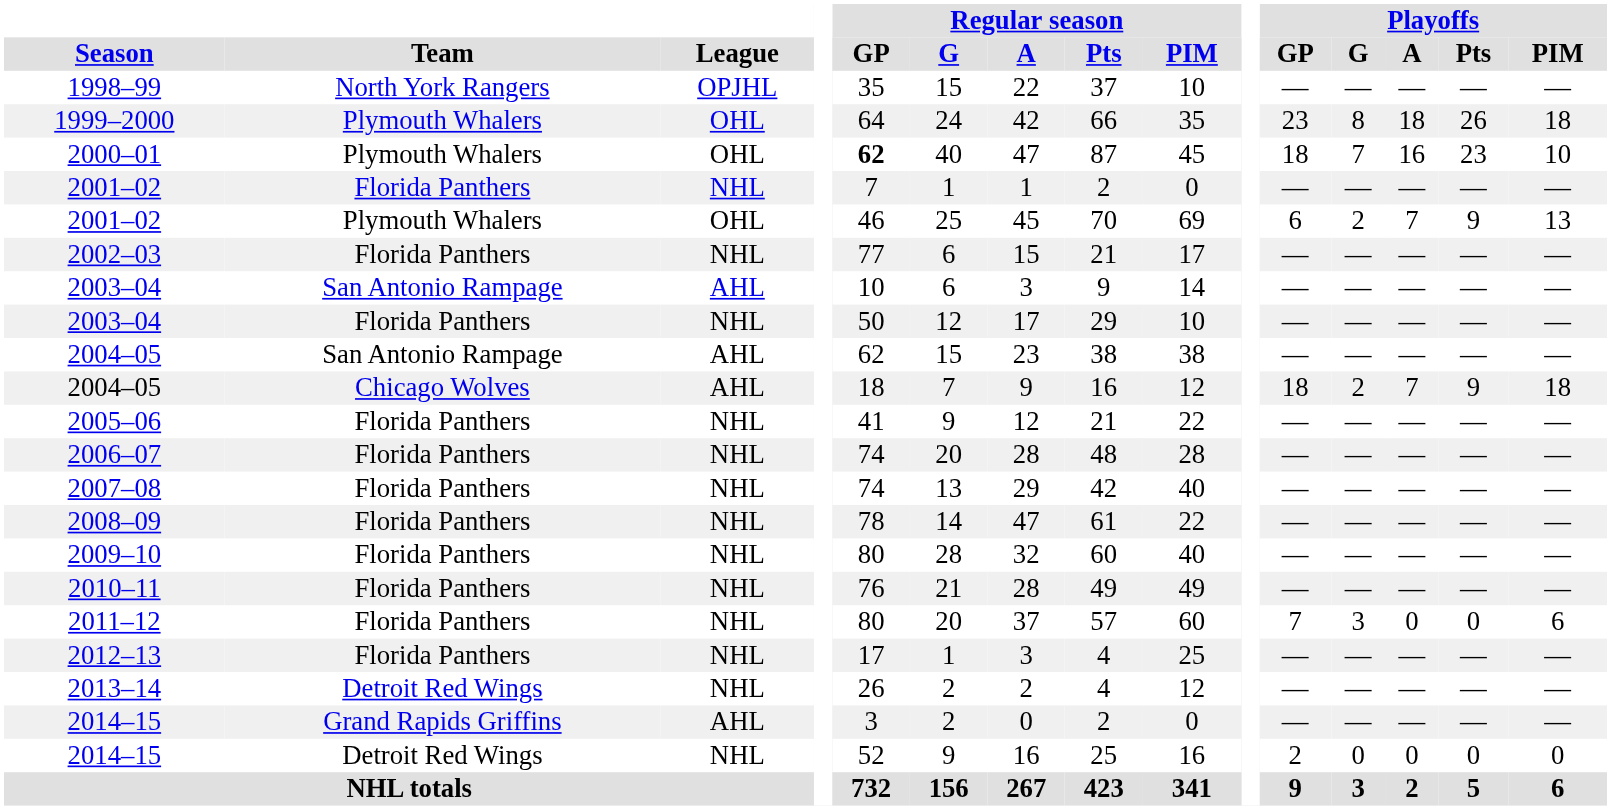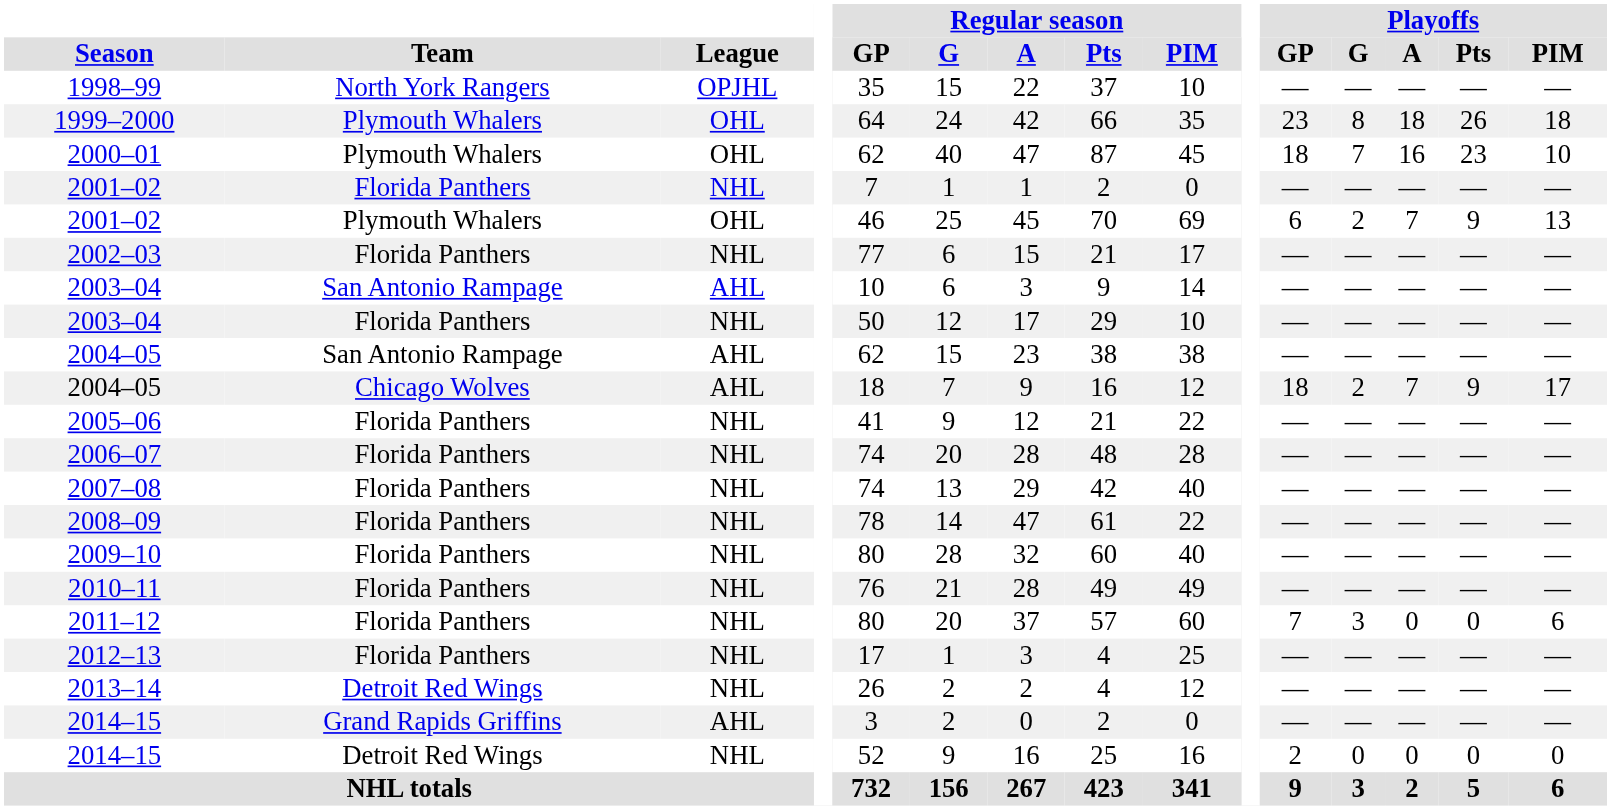(871, 153) bold -> (871, 153) normal
(1558, 387) 18 -> (1558, 387) 17
